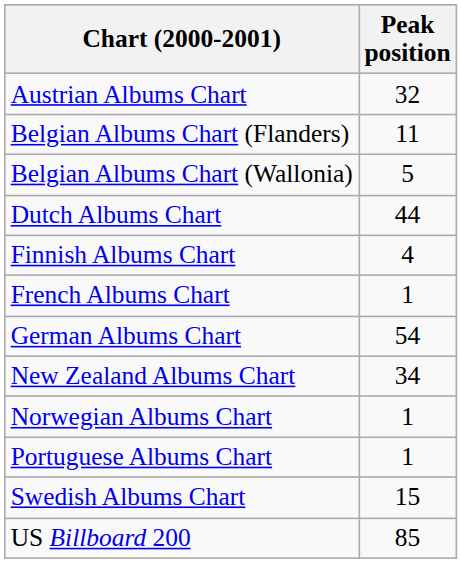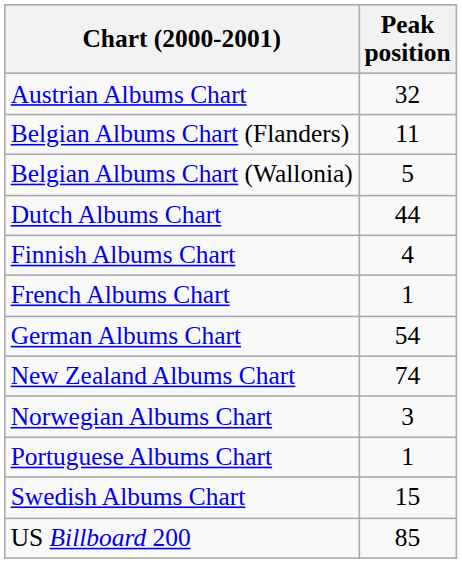(408, 376) 34 -> (408, 376) 74
(408, 416) 1 -> (408, 416) 3
